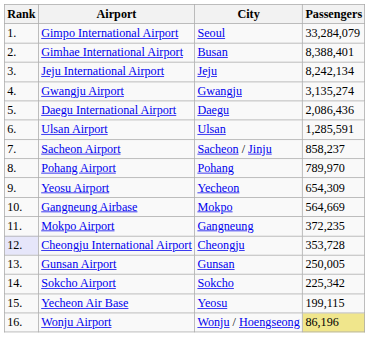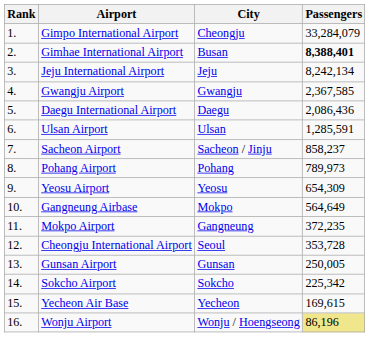(211, 33) Seoul -> (221, 33) Cheongju
(330, 52) normal -> (330, 52) bold
(330, 91) 3,135,274 -> (330, 91) 2,367,585
(325, 168) 789,970 -> (325, 168) 789,973
(218, 187) Yecheon -> (212, 187) Yeosu
(325, 206) 564,669 -> (325, 206) 564,649
(15, 245) lavender background -> (15, 245) no background
(221, 245) Cheongju -> (211, 245) Seoul
(212, 303) Yeosu -> (218, 303) Yecheon
(325, 303) 199,115 -> (325, 303) 169,615
